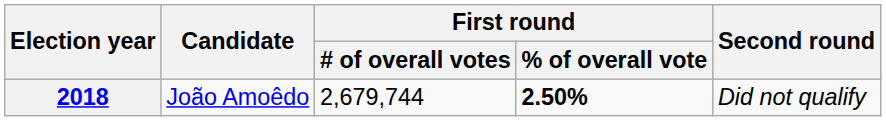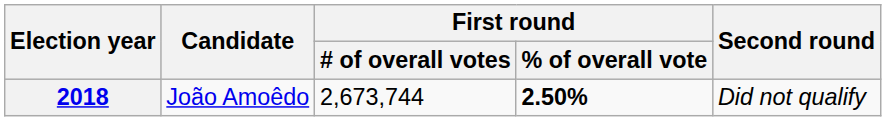(372, 97) 2,679,744 -> (372, 97) 2,673,744
